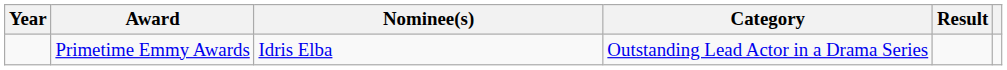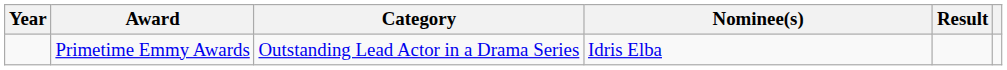columns swapped: (768, 19) <-> (429, 19)
